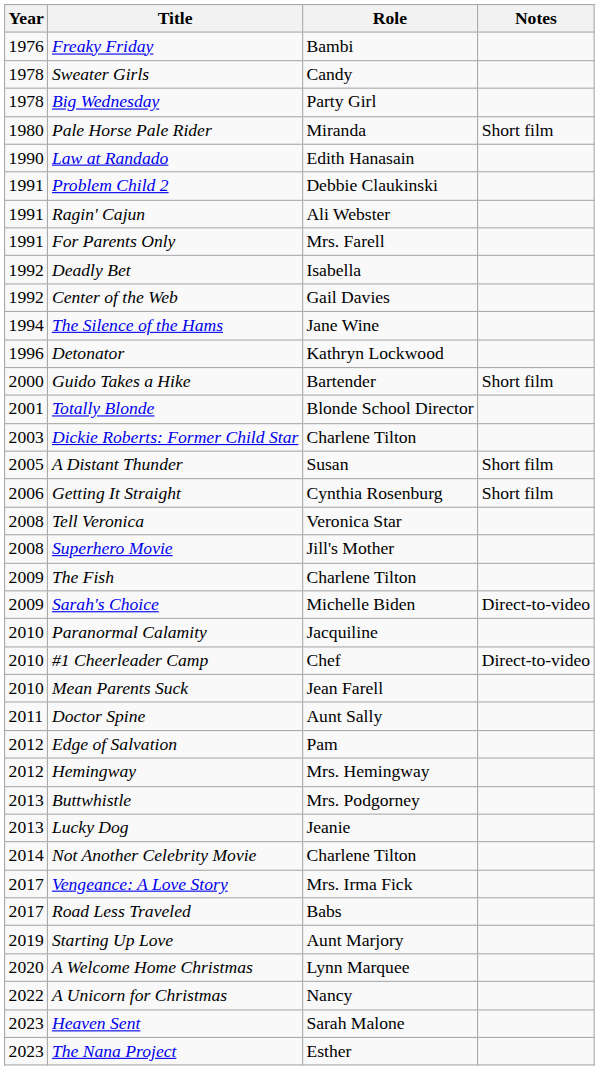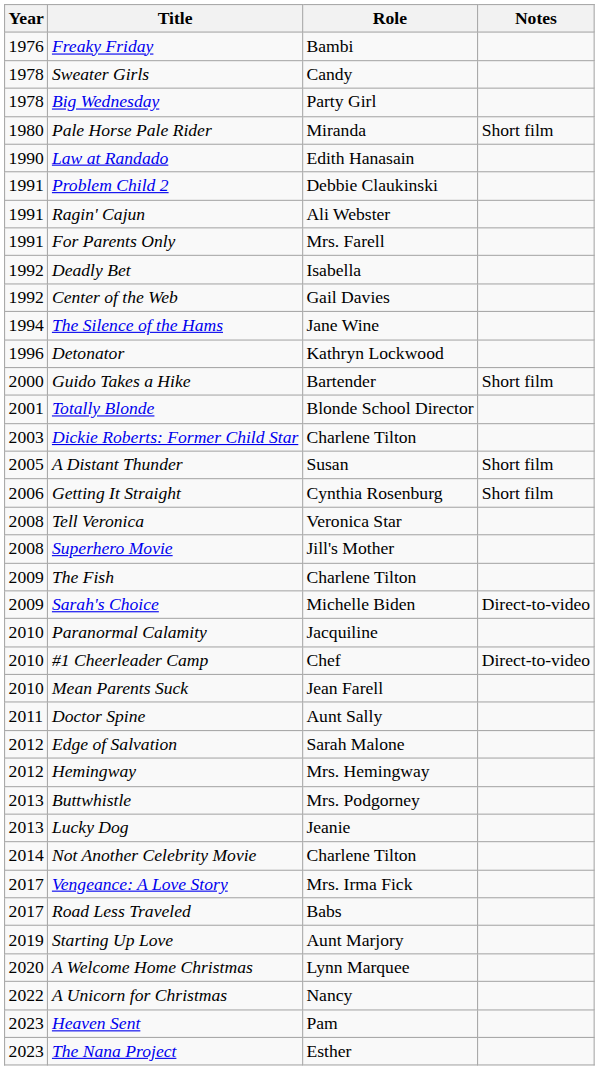(322, 744) Pam -> (356, 744) Sarah Malone
(356, 1023) Sarah Malone -> (322, 1023) Pam
